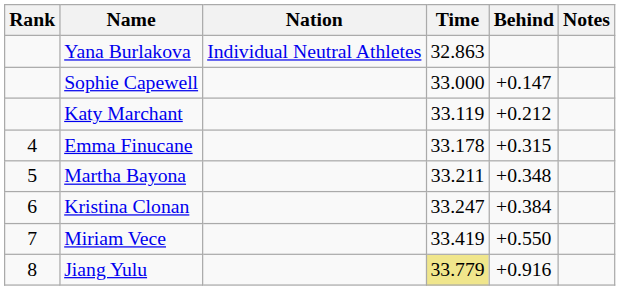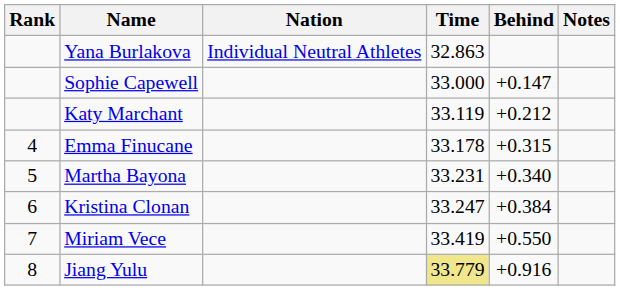(458, 176) 33.211 -> (458, 176) 33.231
(524, 176) +0.348 -> (524, 176) +0.340
